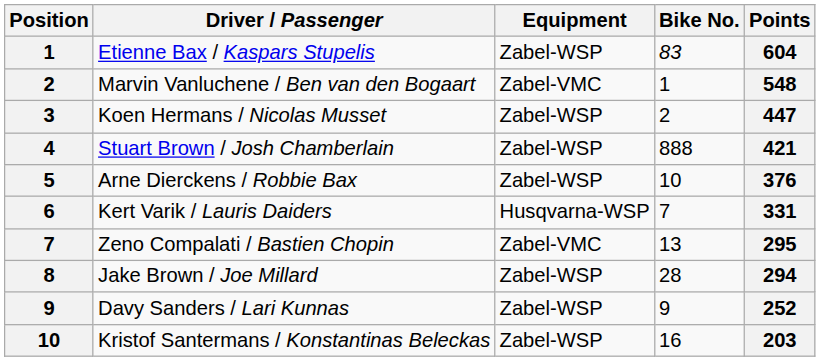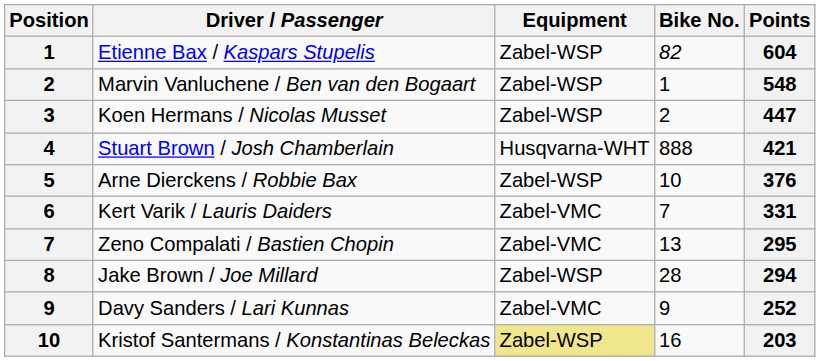(670, 52) 83 -> (670, 52) 82
(551, 84) Zabel-VMC -> (551, 84) Zabel-WSP
(551, 148) Zabel-WSP -> (575, 148) Husqvarna-WHT
(575, 212) Husqvarna-WSP -> (551, 212) Zabel-VMC
(551, 308) Zabel-WSP -> (551, 308) Zabel-VMC
(551, 340) no background -> (551, 340) khaki background
